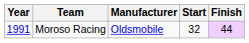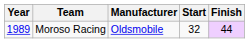(19, 30) 1991 -> (19, 30) 1989
